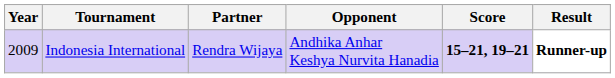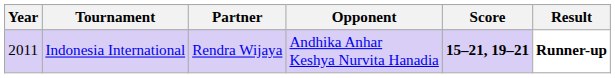(23, 51) 2009 -> (23, 51) 2011
